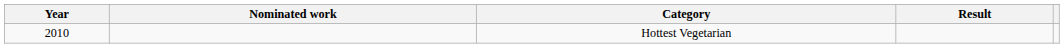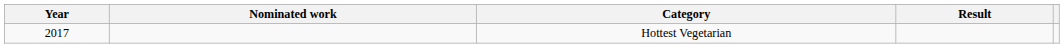(57, 33) 2010 -> (57, 33) 2017
